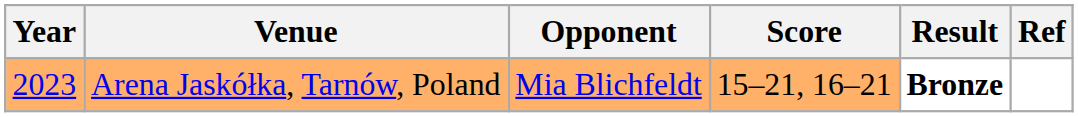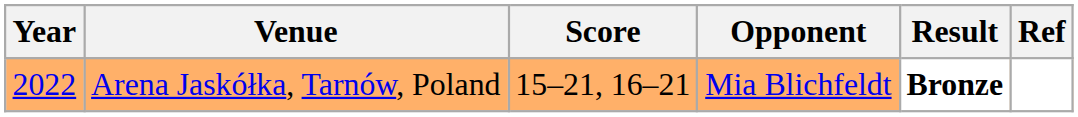columns swapped: (609, 31) <-> (804, 31)
(44, 83) 2023 -> (44, 83) 2022
